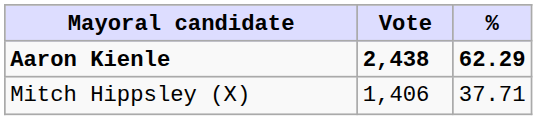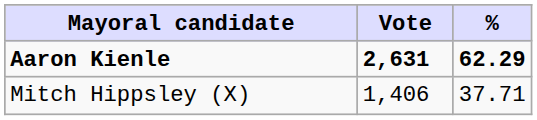(396, 59) 2,438 -> (396, 59) 2,631
